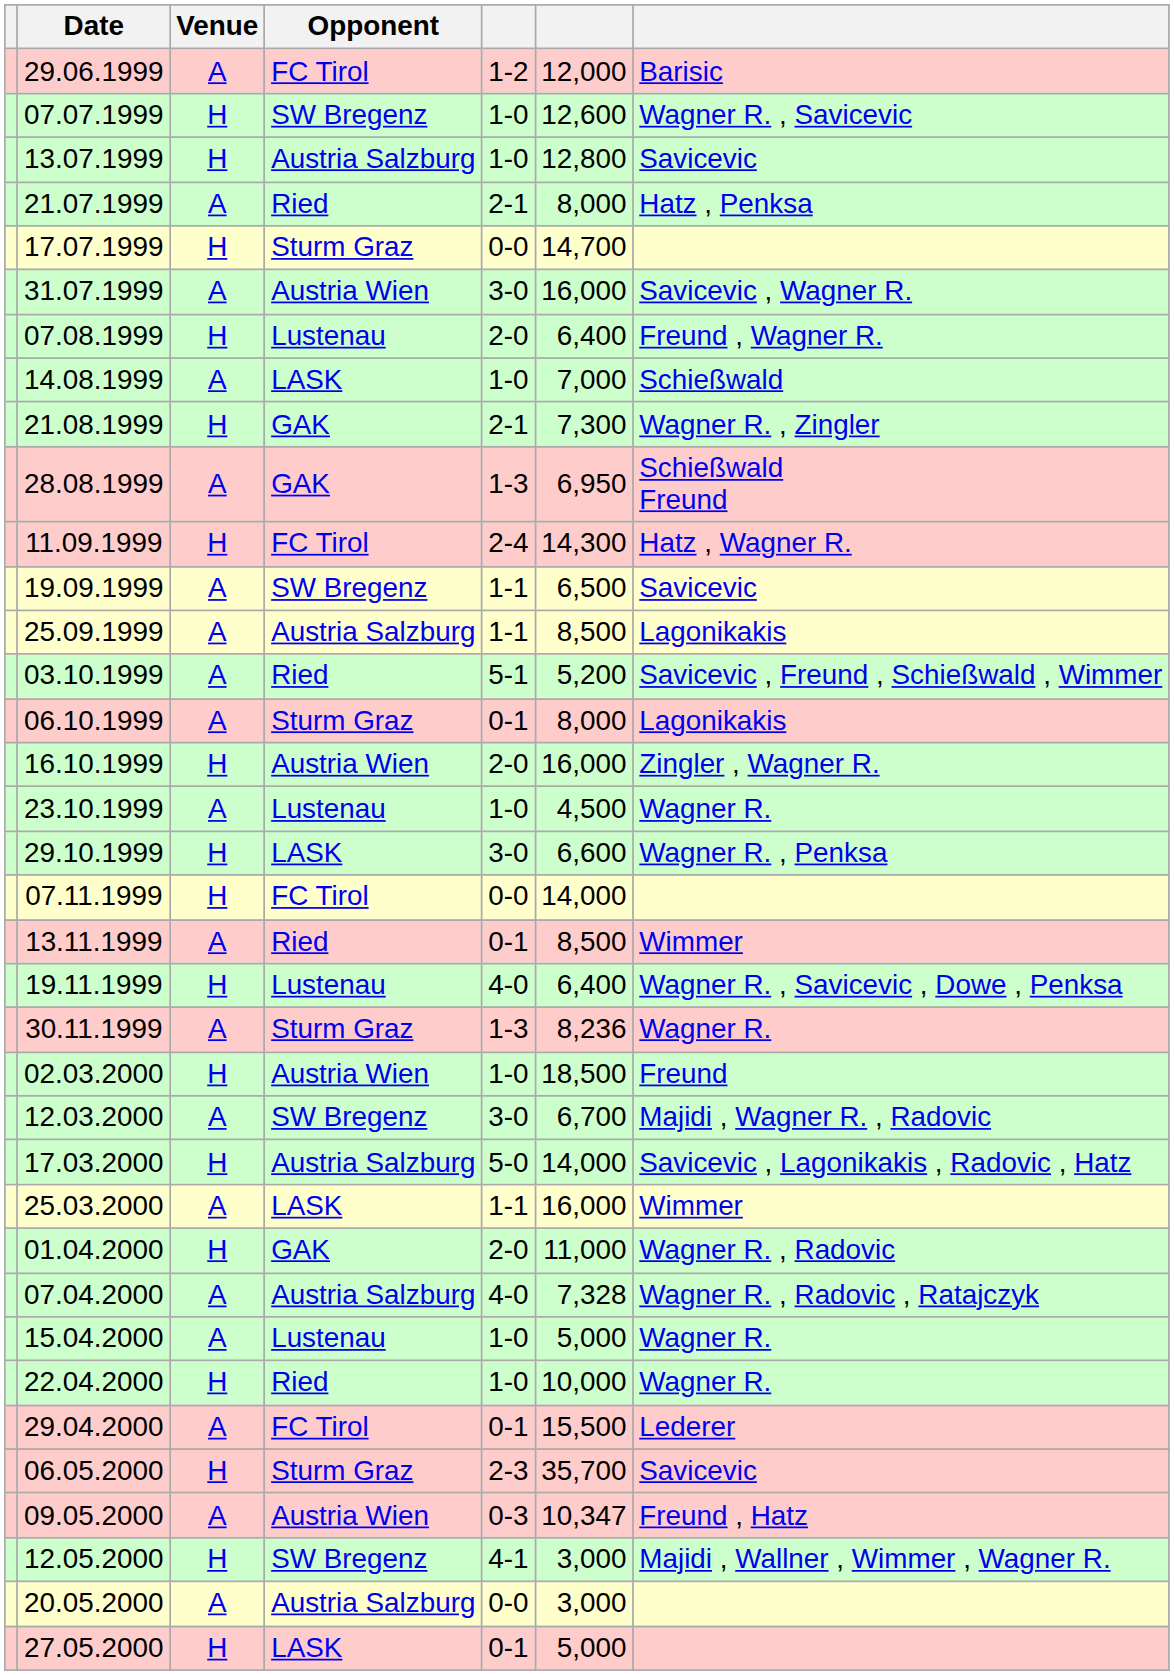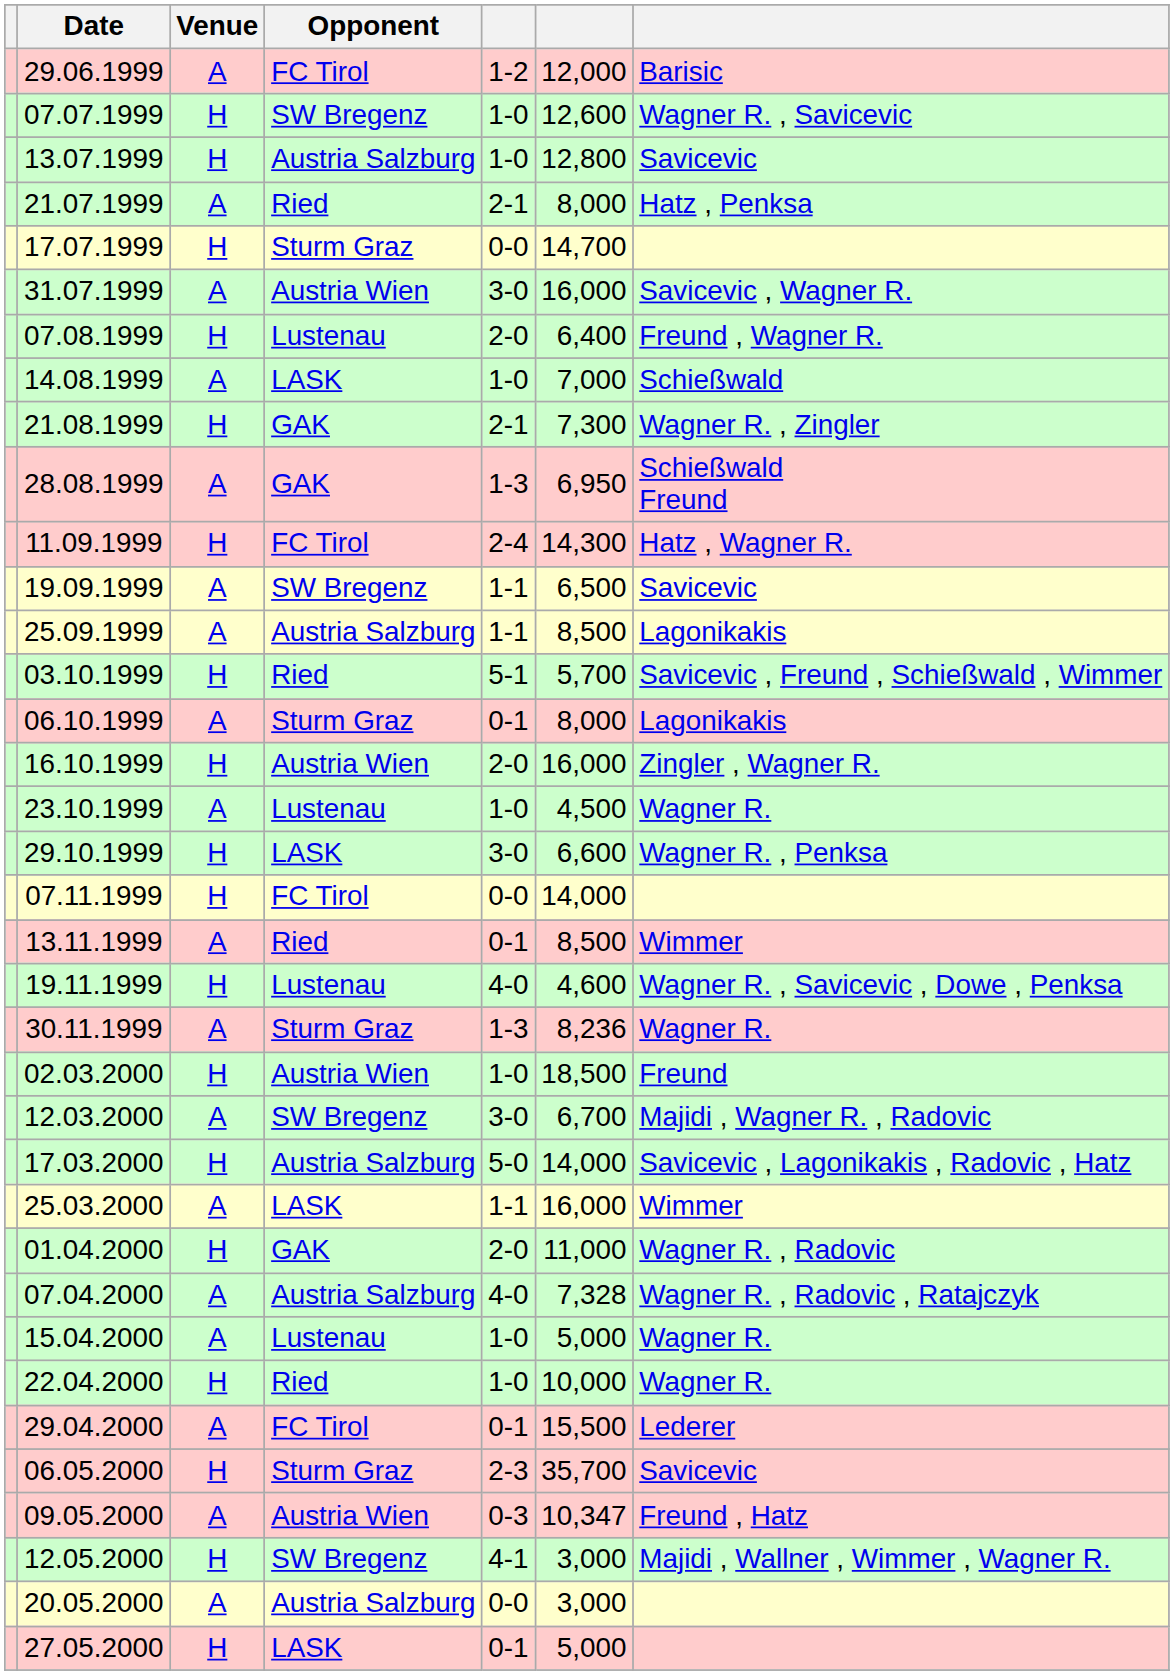(217, 676) A -> (217, 676) H
(592, 676) 5,200 -> (592, 676) 5,700
(592, 985) 6,400 -> (592, 985) 4,600
